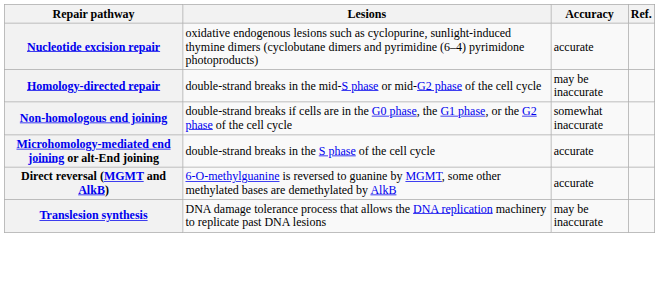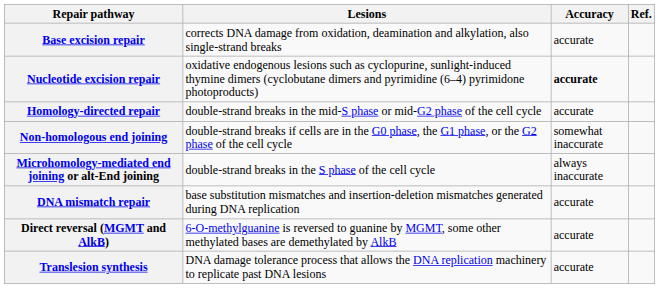+ row: (94, 39)
(574, 46) normal -> (576, 79) bold
(578, 85) may be inaccurate -> (574, 111) accurate
(574, 150) accurate -> (578, 169) always inaccurate
+ row: (94, 202)
(578, 215) may be inaccurate -> (574, 267) accurate
